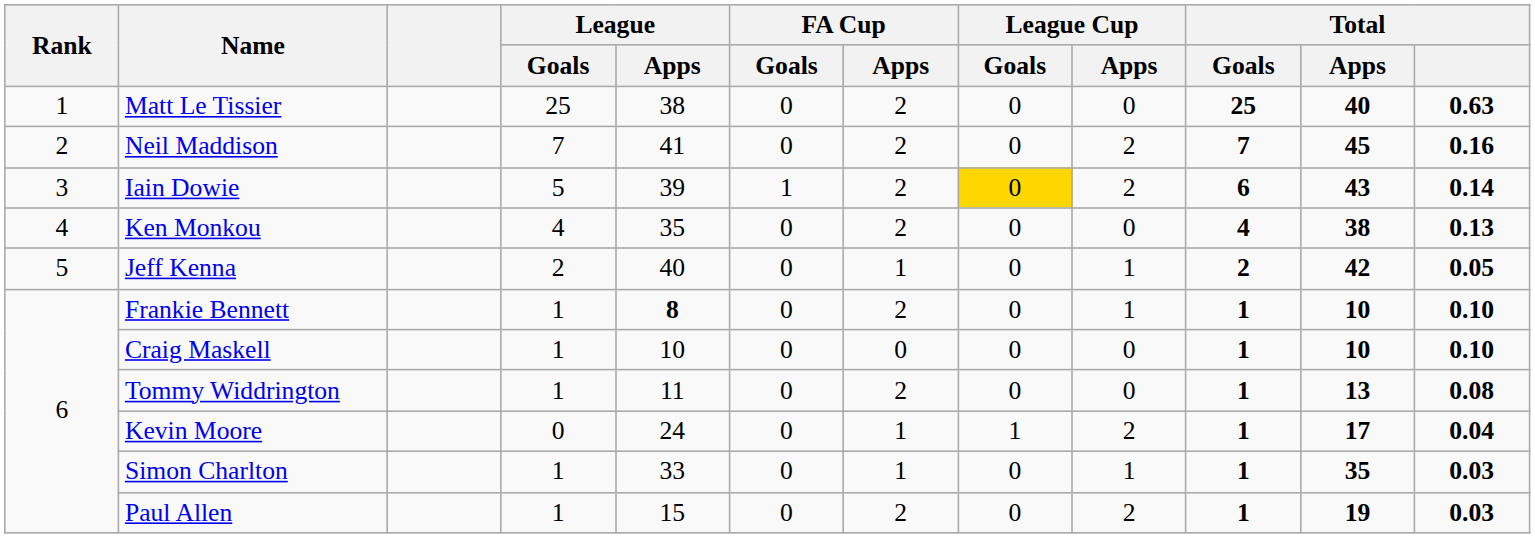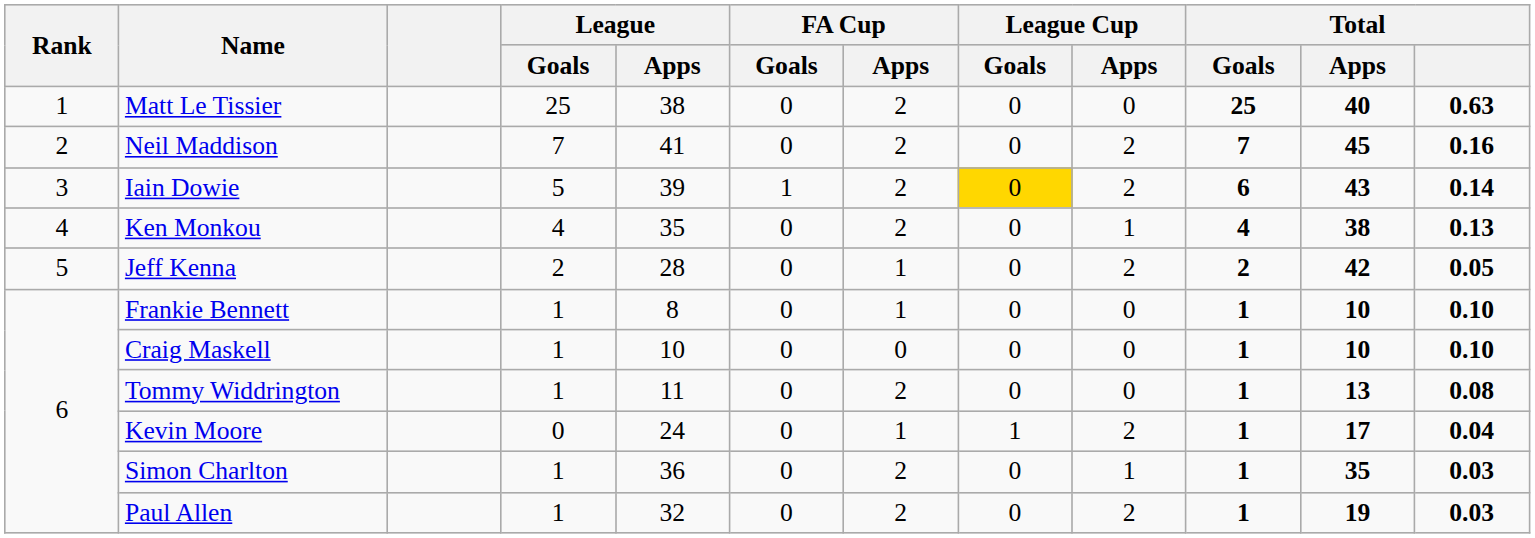(1129, 227) 0 -> (1129, 227) 1
(672, 268) 40 -> (672, 268) 28
(1129, 268) 1 -> (1129, 268) 2
(672, 308) bold -> (672, 308) normal
(901, 308) 2 -> (901, 308) 1
(1129, 308) 1 -> (1129, 308) 0
(672, 471) 33 -> (672, 471) 36
(901, 471) 1 -> (901, 471) 2
(672, 512) 15 -> (672, 512) 32
